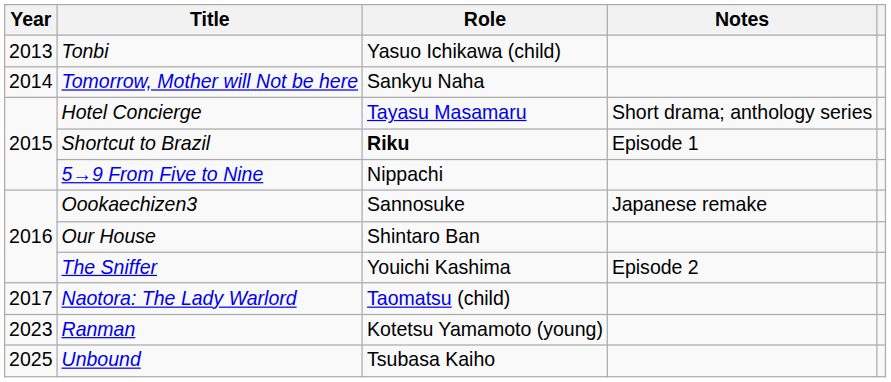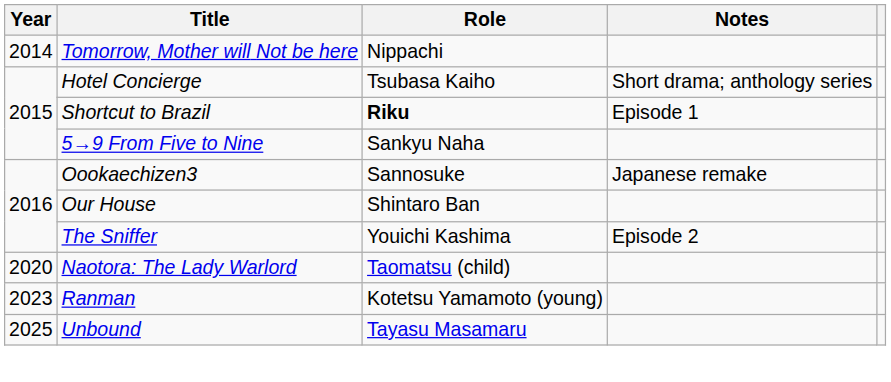- row: (85, 50)
(426, 81) Sankyu Naha -> (405, 50) Nippachi
(447, 112) Tayasu Masamaru -> (431, 81) Tsubasa Kaiho
(405, 174) Nippachi -> (426, 143) Sankyu Naha
(31, 298) 2017 -> (31, 267) 2020
(431, 360) Tsubasa Kaiho -> (447, 329) Tayasu Masamaru
